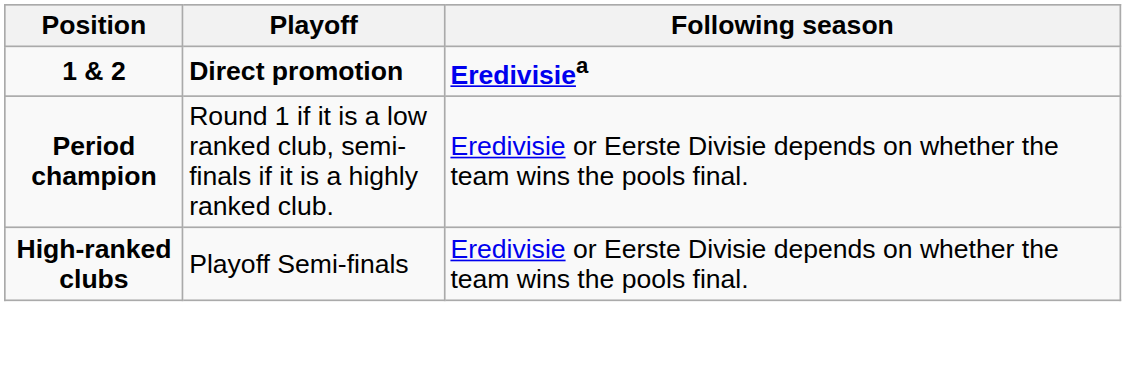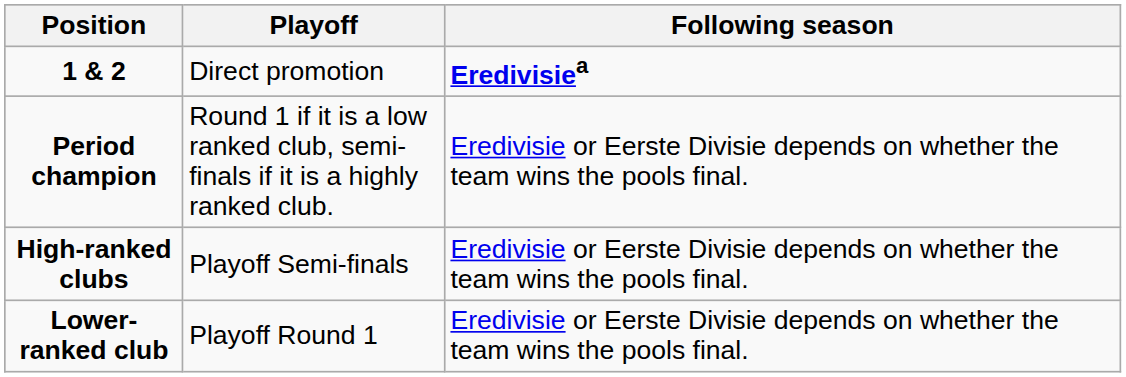(296, 71) bold -> (287, 71) normal
+ row: (94, 335)
